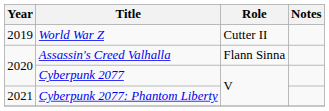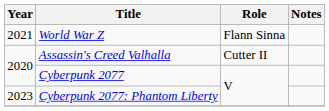(20, 34) 2019 -> (20, 34) 2021
(245, 34) Cutter II -> (254, 34) Flann Sinna
(254, 55) Flann Sinna -> (245, 55) Cutter II
(20, 95) 2021 -> (20, 95) 2023
